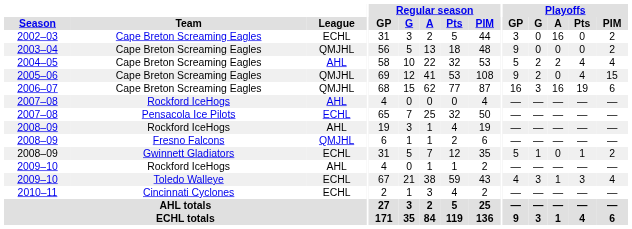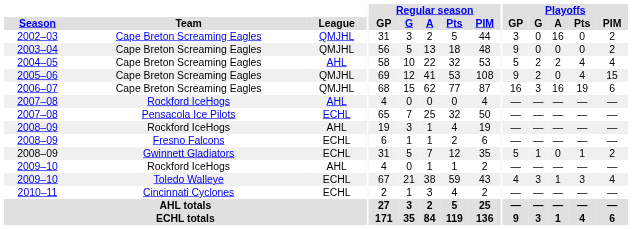(337, 36) ECHL -> (337, 36) QMJHL
(337, 140) QMJHL -> (337, 140) ECHL
